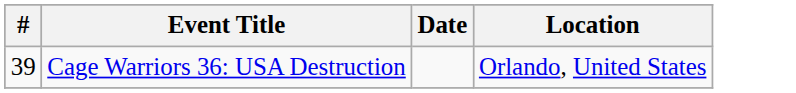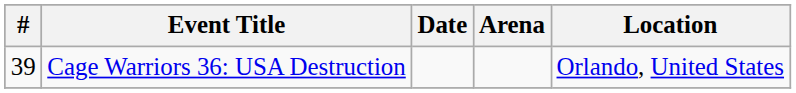+ column: (512, 25)
